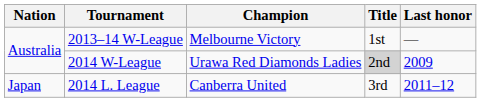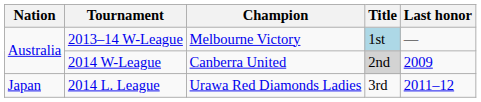(377, 39) no background -> (377, 39) lightblue background
(276, 62) Urawa Red Diamonds Ladies -> (238, 62) Canberra United
(238, 85) Canberra United -> (276, 85) Urawa Red Diamonds Ladies
